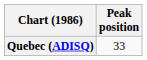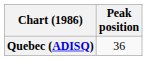(119, 45) 33 -> (119, 45) 36
